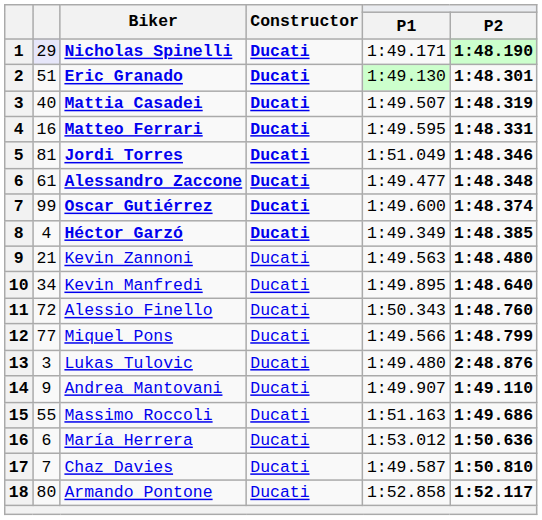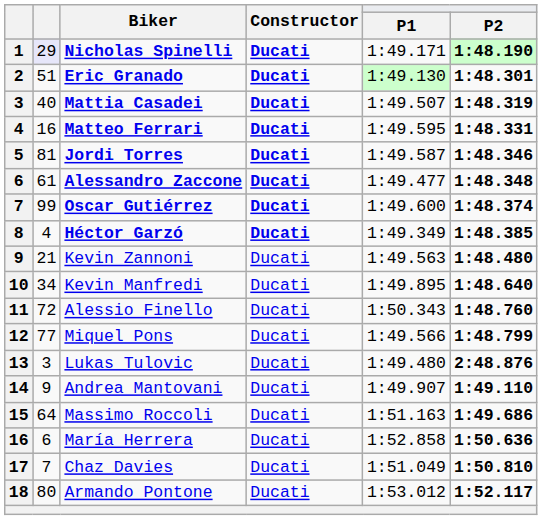(406, 155) 1:51.049 -> (406, 155) 1:49.587
(46, 415) 55 -> (46, 415) 64
(406, 441) 1:53.012 -> (406, 441) 1:52.858
(406, 467) 1:49.587 -> (406, 467) 1:51.049
(406, 493) 1:52.858 -> (406, 493) 1:53.012
